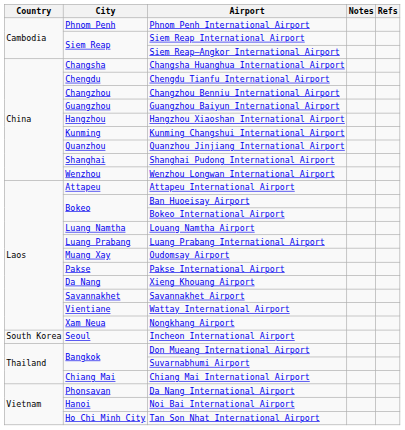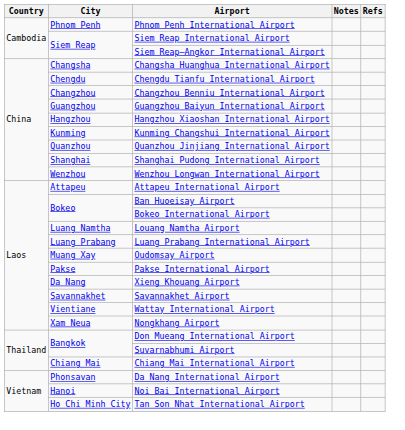- row: (222, 337)
